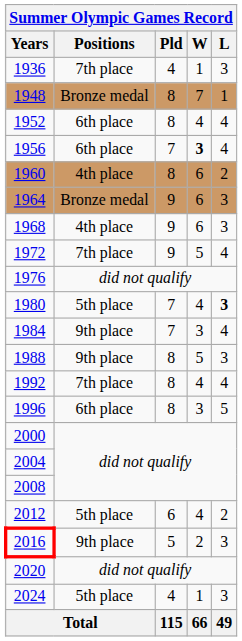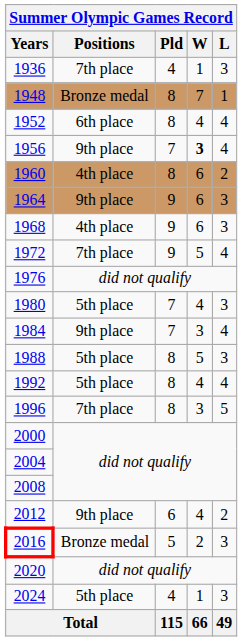(104, 148) 6th place -> (104, 148) 9th place
(104, 200) Bronze medal -> (104, 200) 9th place
(224, 305) bold -> (224, 305) normal
(104, 357) 9th place -> (104, 357) 5th place
(104, 383) 7th place -> (104, 383) 5th place
(104, 409) 6th place -> (104, 409) 7th place
(104, 514) 5th place -> (104, 514) 9th place
(105, 542) 9th place -> (105, 542) Bronze medal
